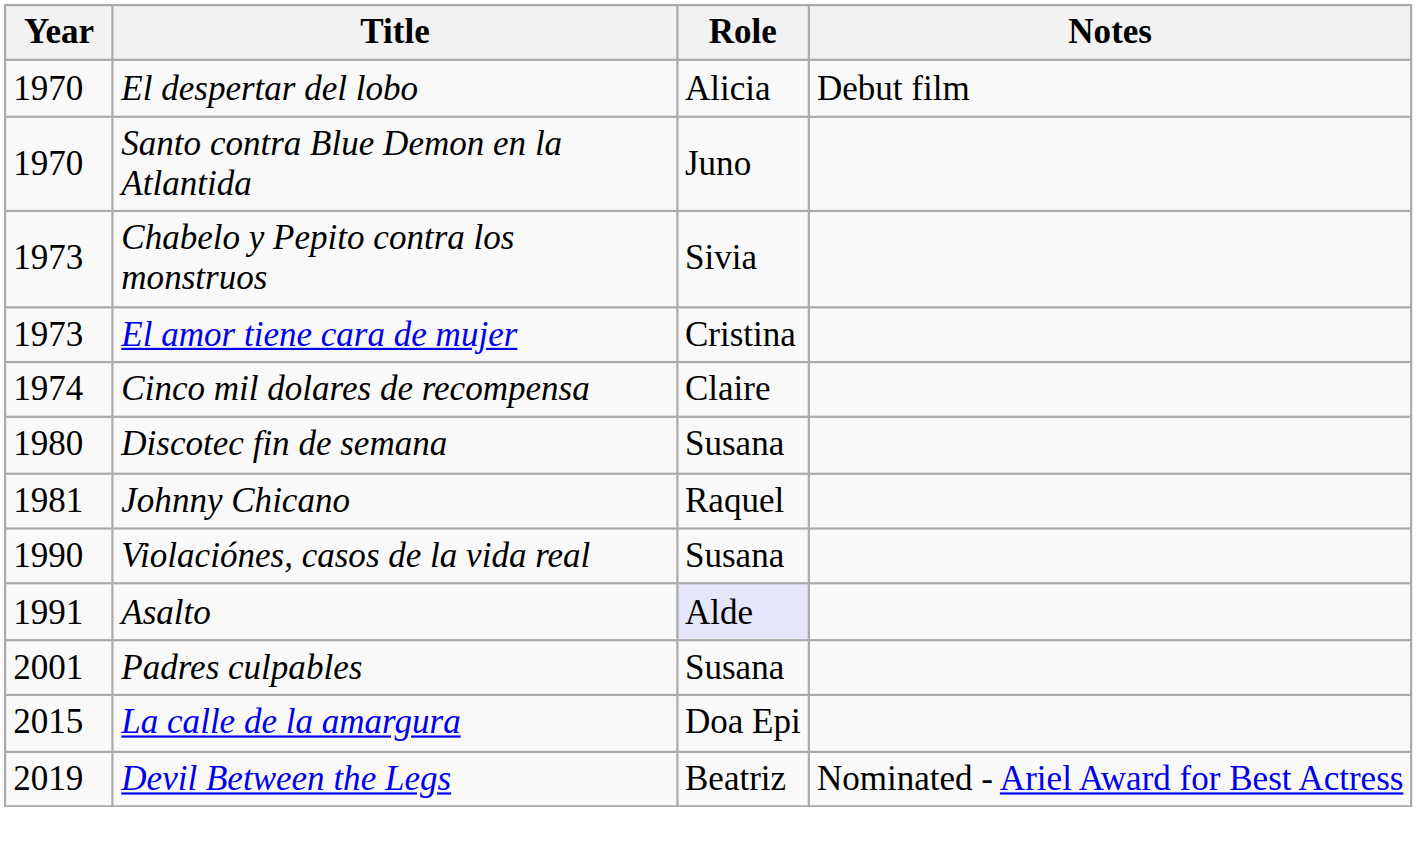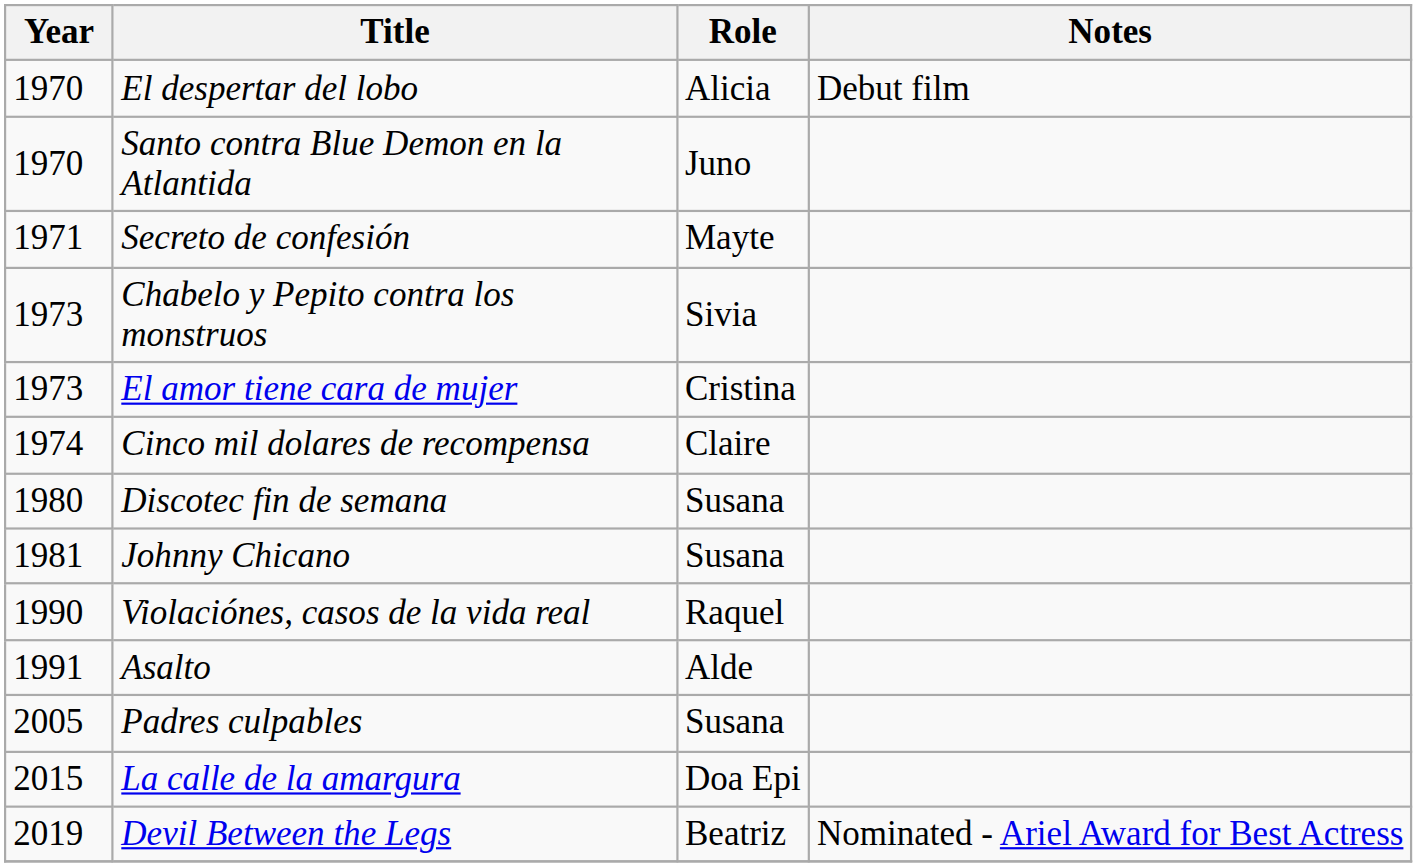+ row: (266, 238)
(735, 500) Raquel -> (735, 555) Susana
(735, 555) Susana -> (735, 611) Raquel
(719, 611) lavender background -> (719, 666) no background
(48, 666) 2001 -> (48, 722) 2005
